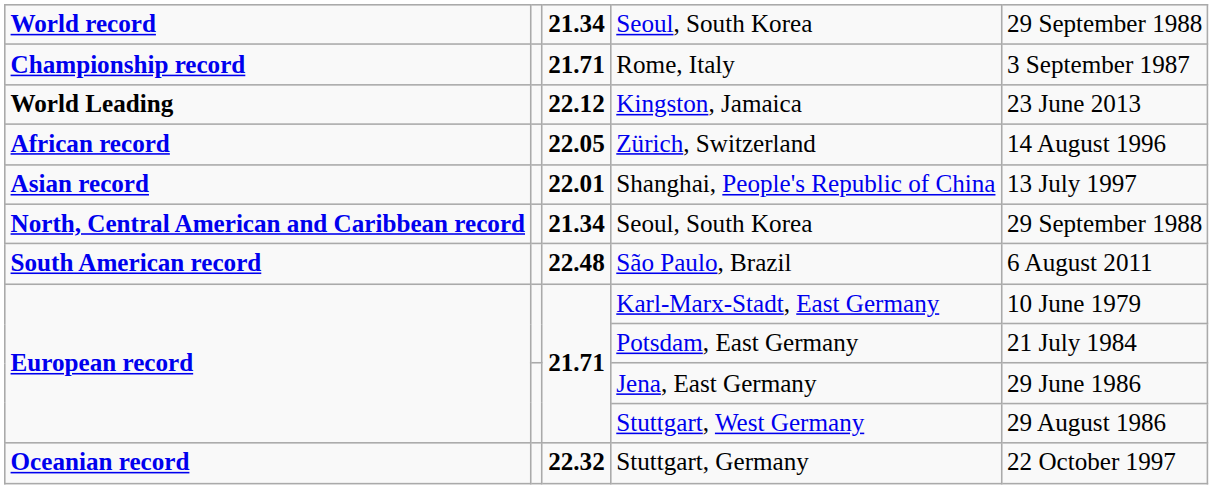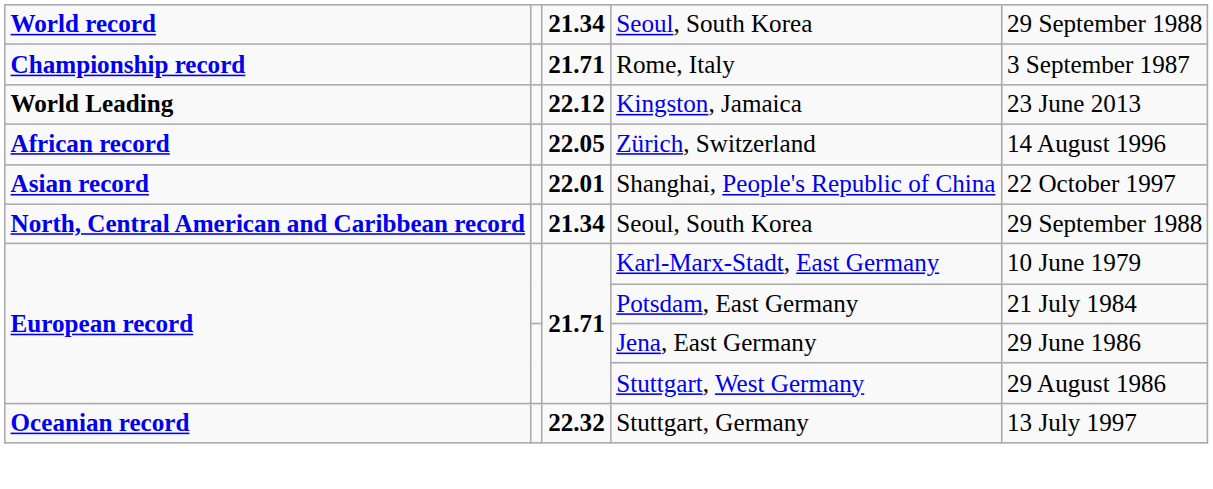(1072, 183) 13 July 1997 -> (1091, 183) 22 October 1997
- row: (136, 263)
(1091, 462) 22 October 1997 -> (1072, 422) 13 July 1997
